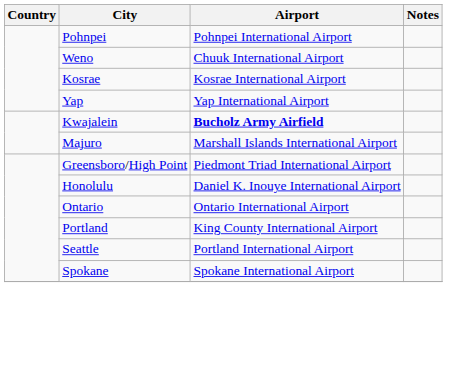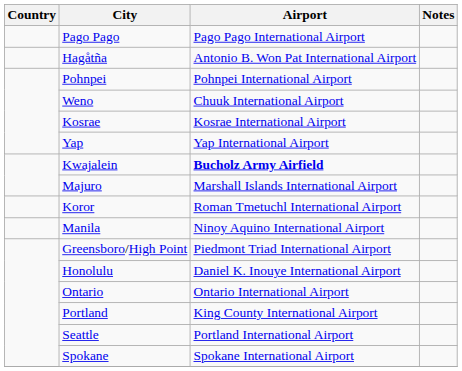+ row: (91, 36)
+ row: (85, 57)
+ row: (78, 206)
+ row: (81, 228)
